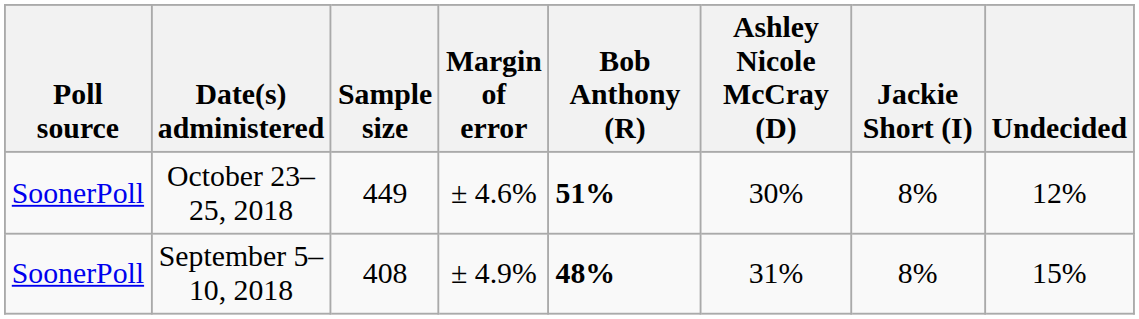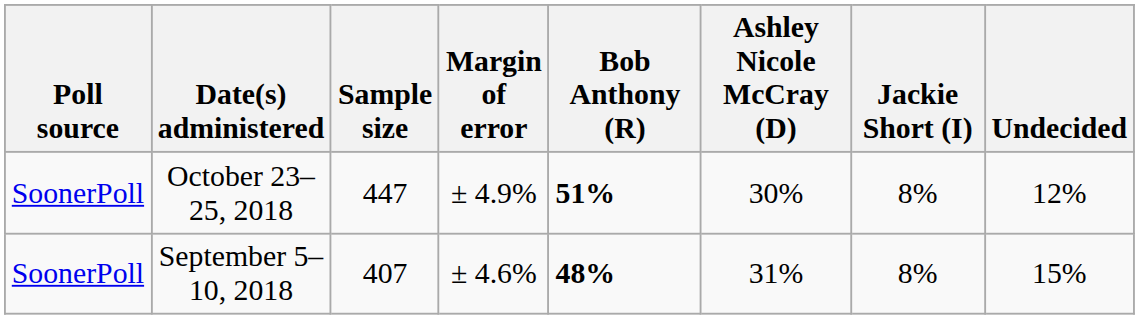(385, 192) 449 -> (385, 192) 447
(494, 192) ± 4.6% -> (494, 192) ± 4.9%
(385, 273) 408 -> (385, 273) 407
(494, 273) ± 4.9% -> (494, 273) ± 4.6%
